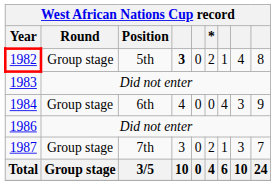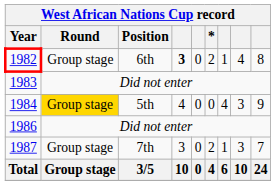(145, 60) 5th -> (145, 60) 6th
(80, 104) no background -> (80, 104) gold background
(145, 104) 6th -> (145, 104) 5th
